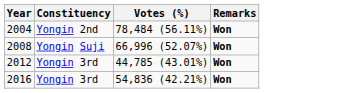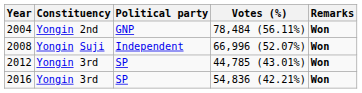+ column: (162, 13)
